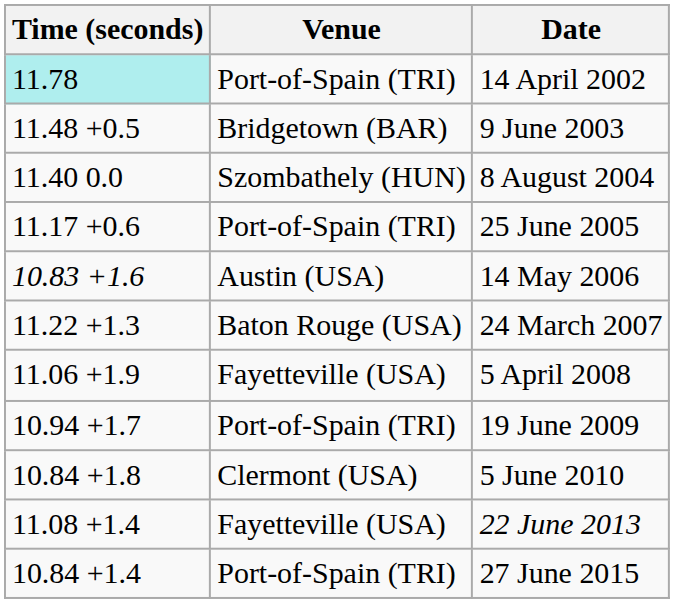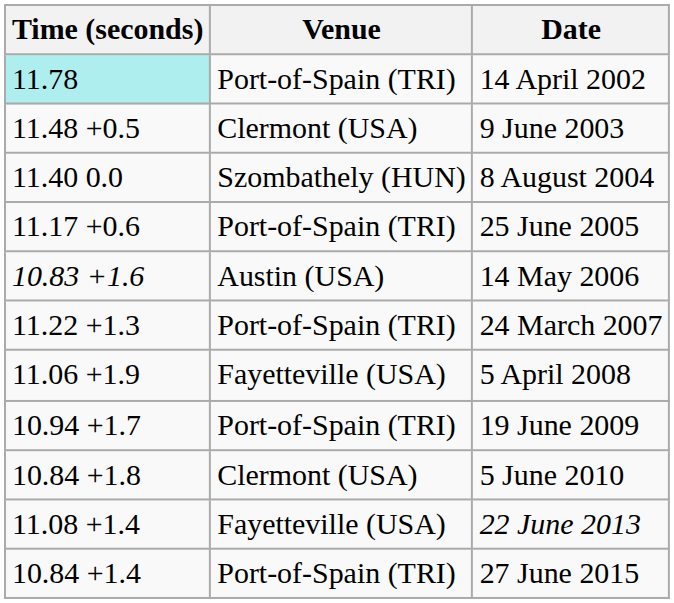(332, 128) Bridgetown (BAR) -> (317, 128) Clermont (USA)
(339, 325) Baton Rouge (USA) -> (337, 325) Port-of-Spain (TRI)
